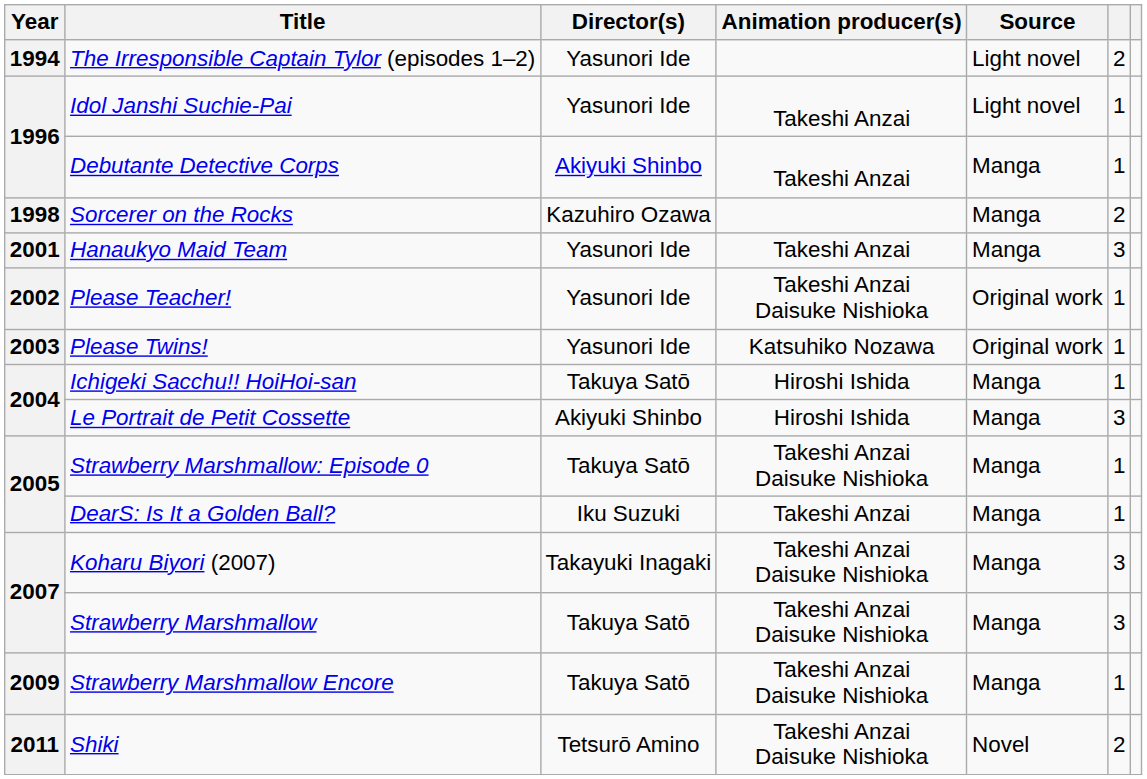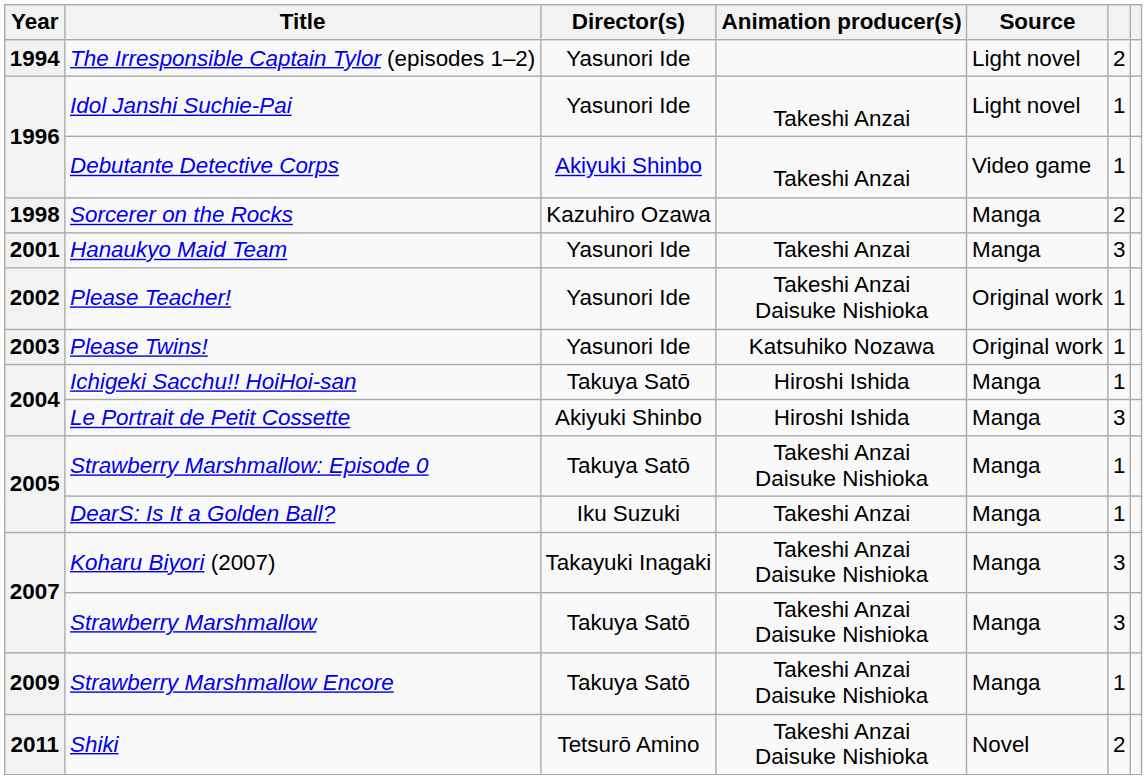(1006, 166) Manga -> (1032, 166) Video game
